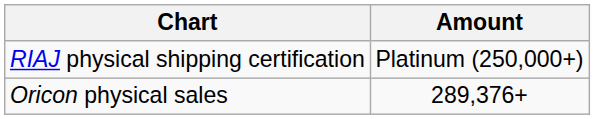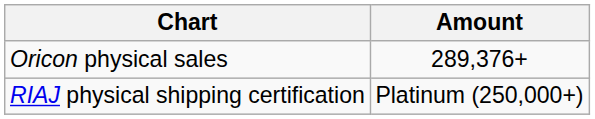rows swapped: (119, 95) <-> (187, 59)
